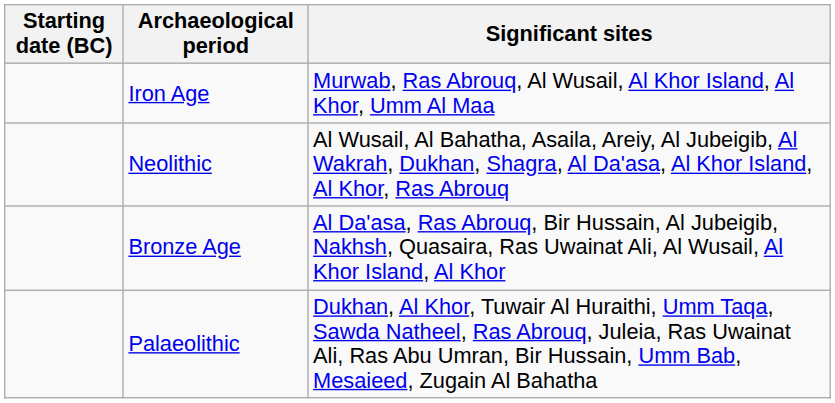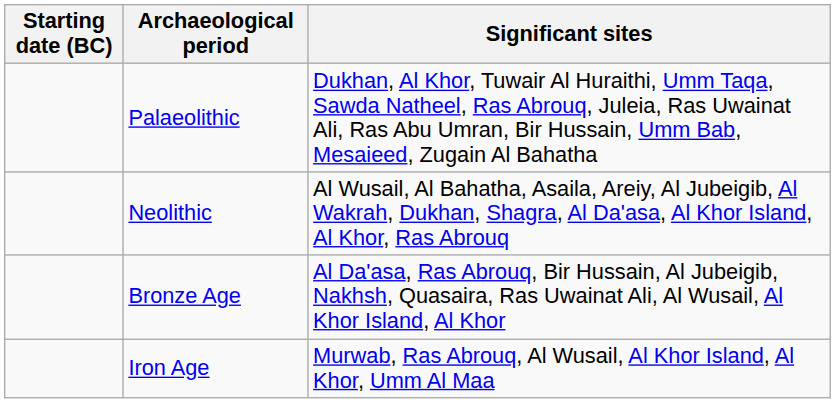rows swapped: (184, 343) <-> (169, 92)
